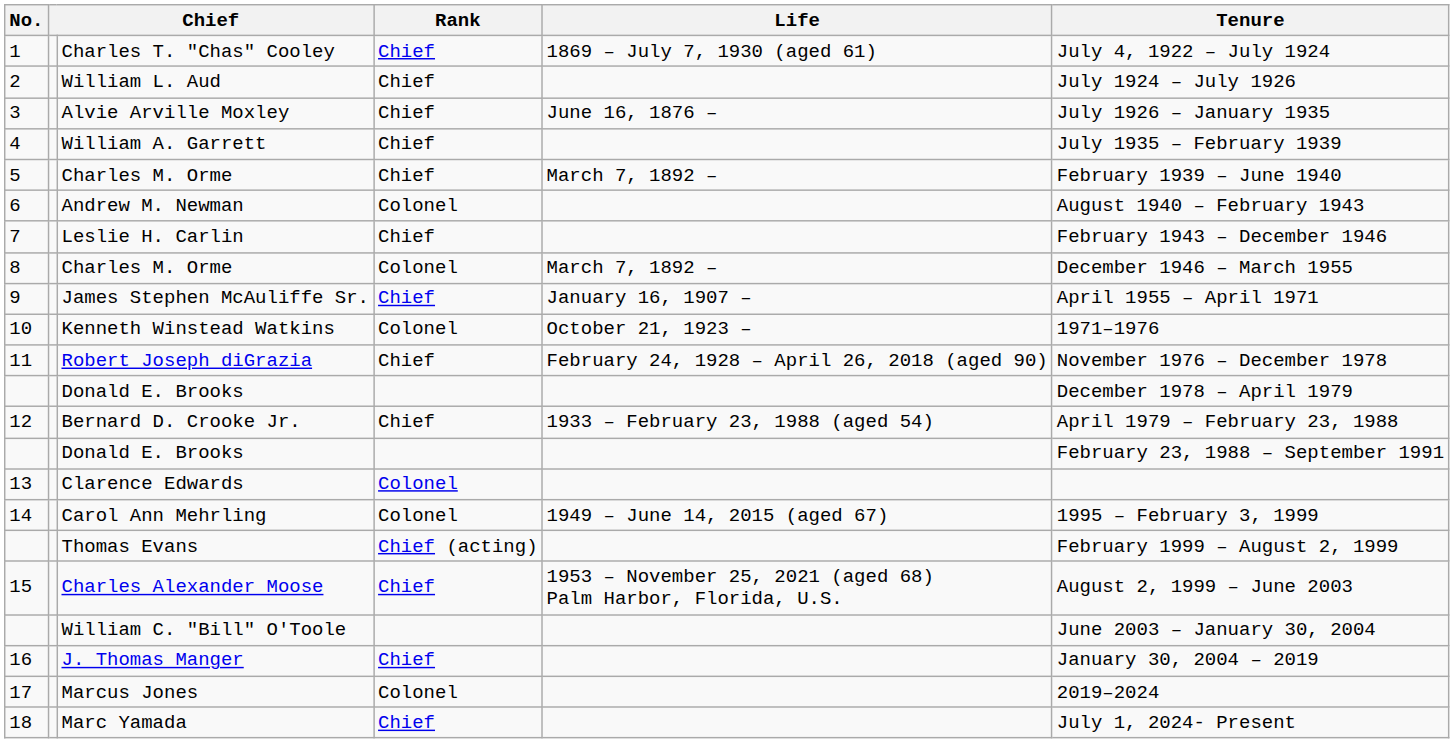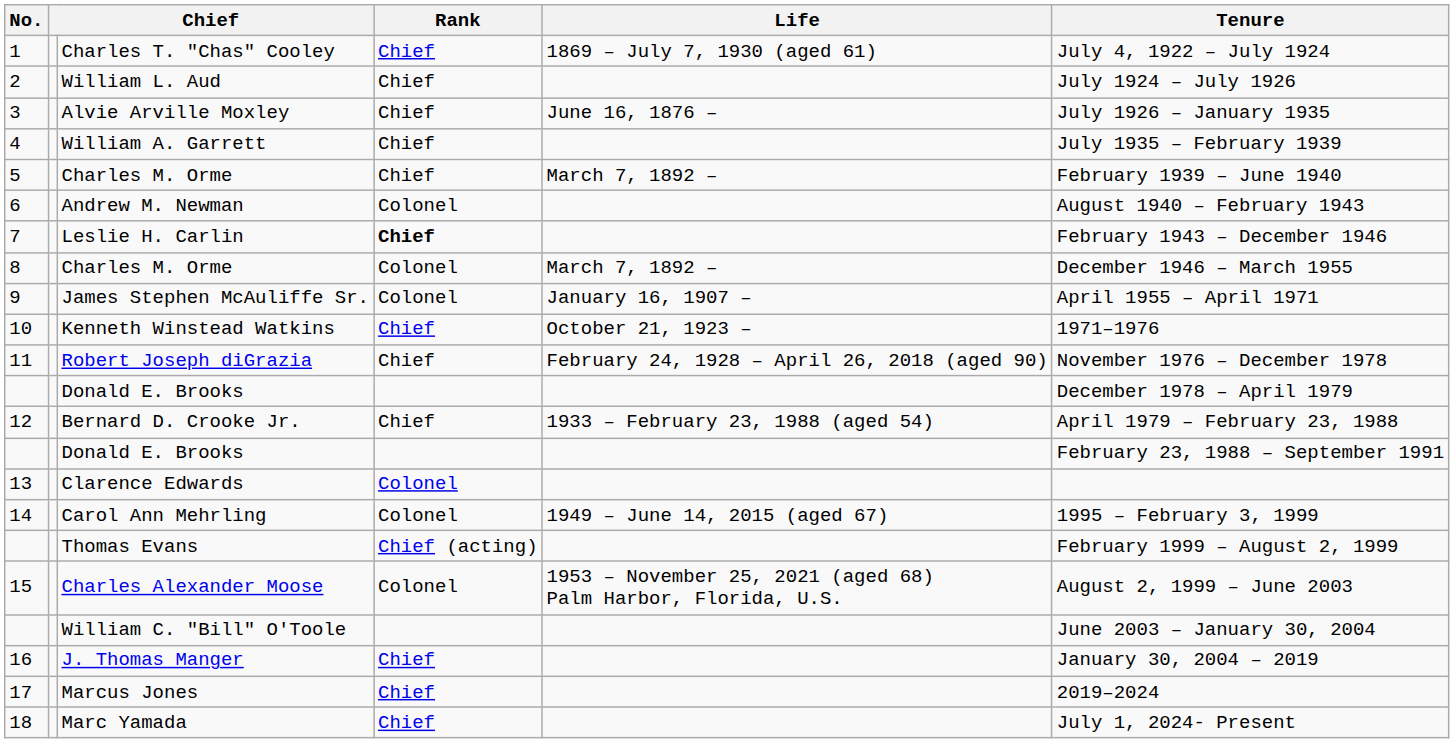(407, 237) normal -> (407, 237) bold
(407, 299) Chief -> (418, 299) Colonel
(418, 330) Colonel -> (407, 330) Chief
(407, 588) Chief -> (418, 588) Colonel
(418, 692) Colonel -> (407, 692) Chief
